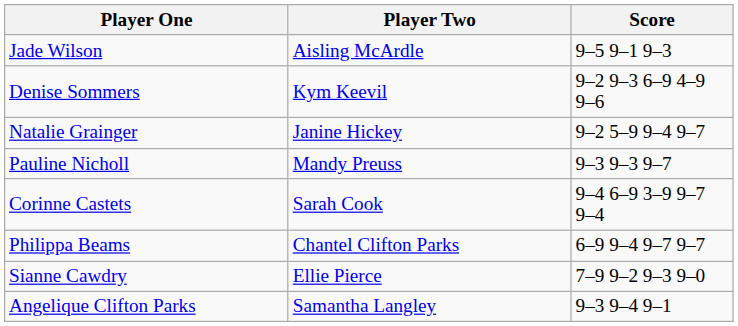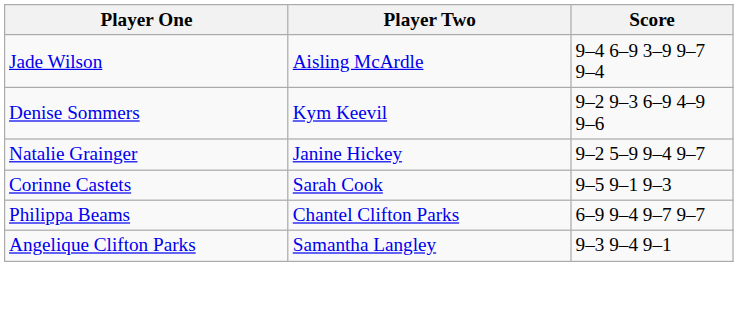(624, 50) 9–5 9–1 9–3 -> (640, 60) 9–4 6–9 3–9 9–7 9–4
- row: (69, 163)
(640, 204) 9–4 6–9 3–9 9–7 9–4 -> (624, 184) 9–5 9–1 9–3
- row: (68, 276)
